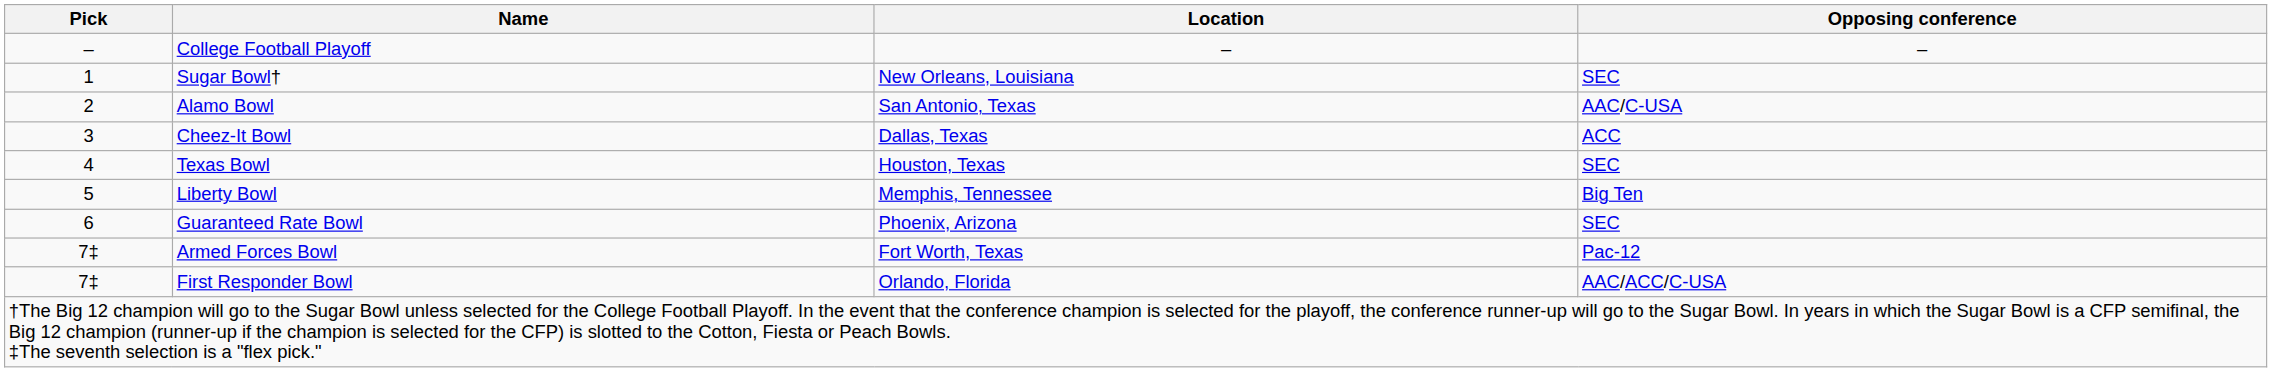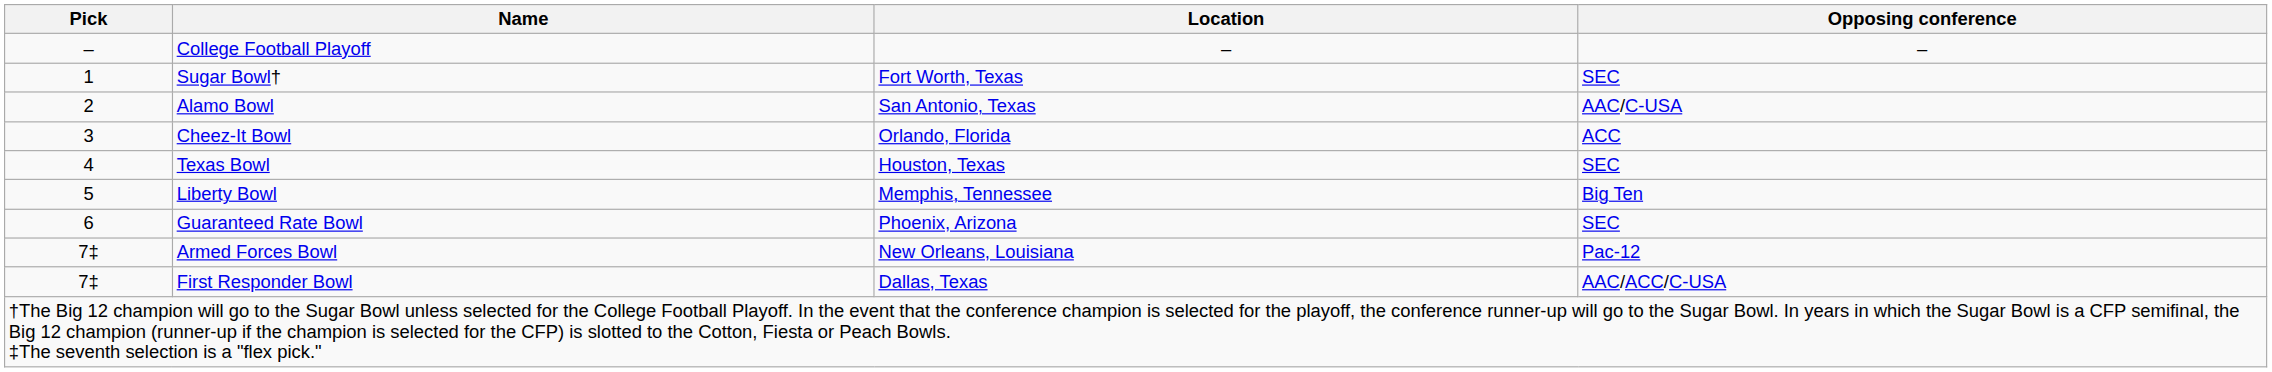(976, 77) New Orleans, Louisiana -> (951, 77) Fort Worth, Texas
(933, 135) Dallas, Texas -> (944, 135) Orlando, Florida
(951, 252) Fort Worth, Texas -> (976, 252) New Orleans, Louisiana
(944, 281) Orlando, Florida -> (933, 281) Dallas, Texas
